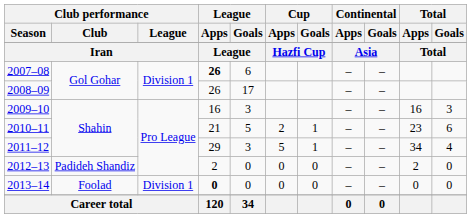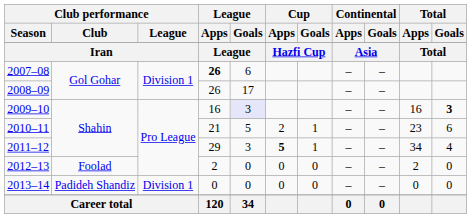(248, 109) no background -> (248, 109) lavender background
(449, 109) normal -> (449, 109) bold
(281, 147) normal -> (281, 147) bold
(95, 166) Padideh Shandiz -> (95, 166) Foolad
(95, 185) Foolad -> (95, 185) Padideh Shandiz
(214, 185) bold -> (214, 185) normal
